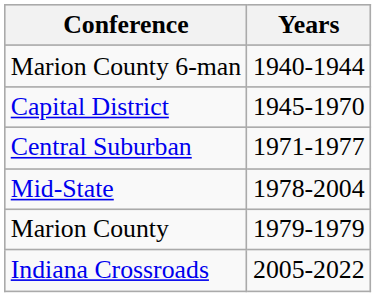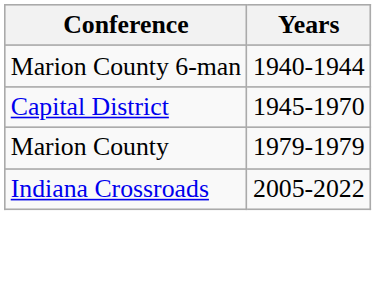- row: (101, 147)
- row: (62, 188)
